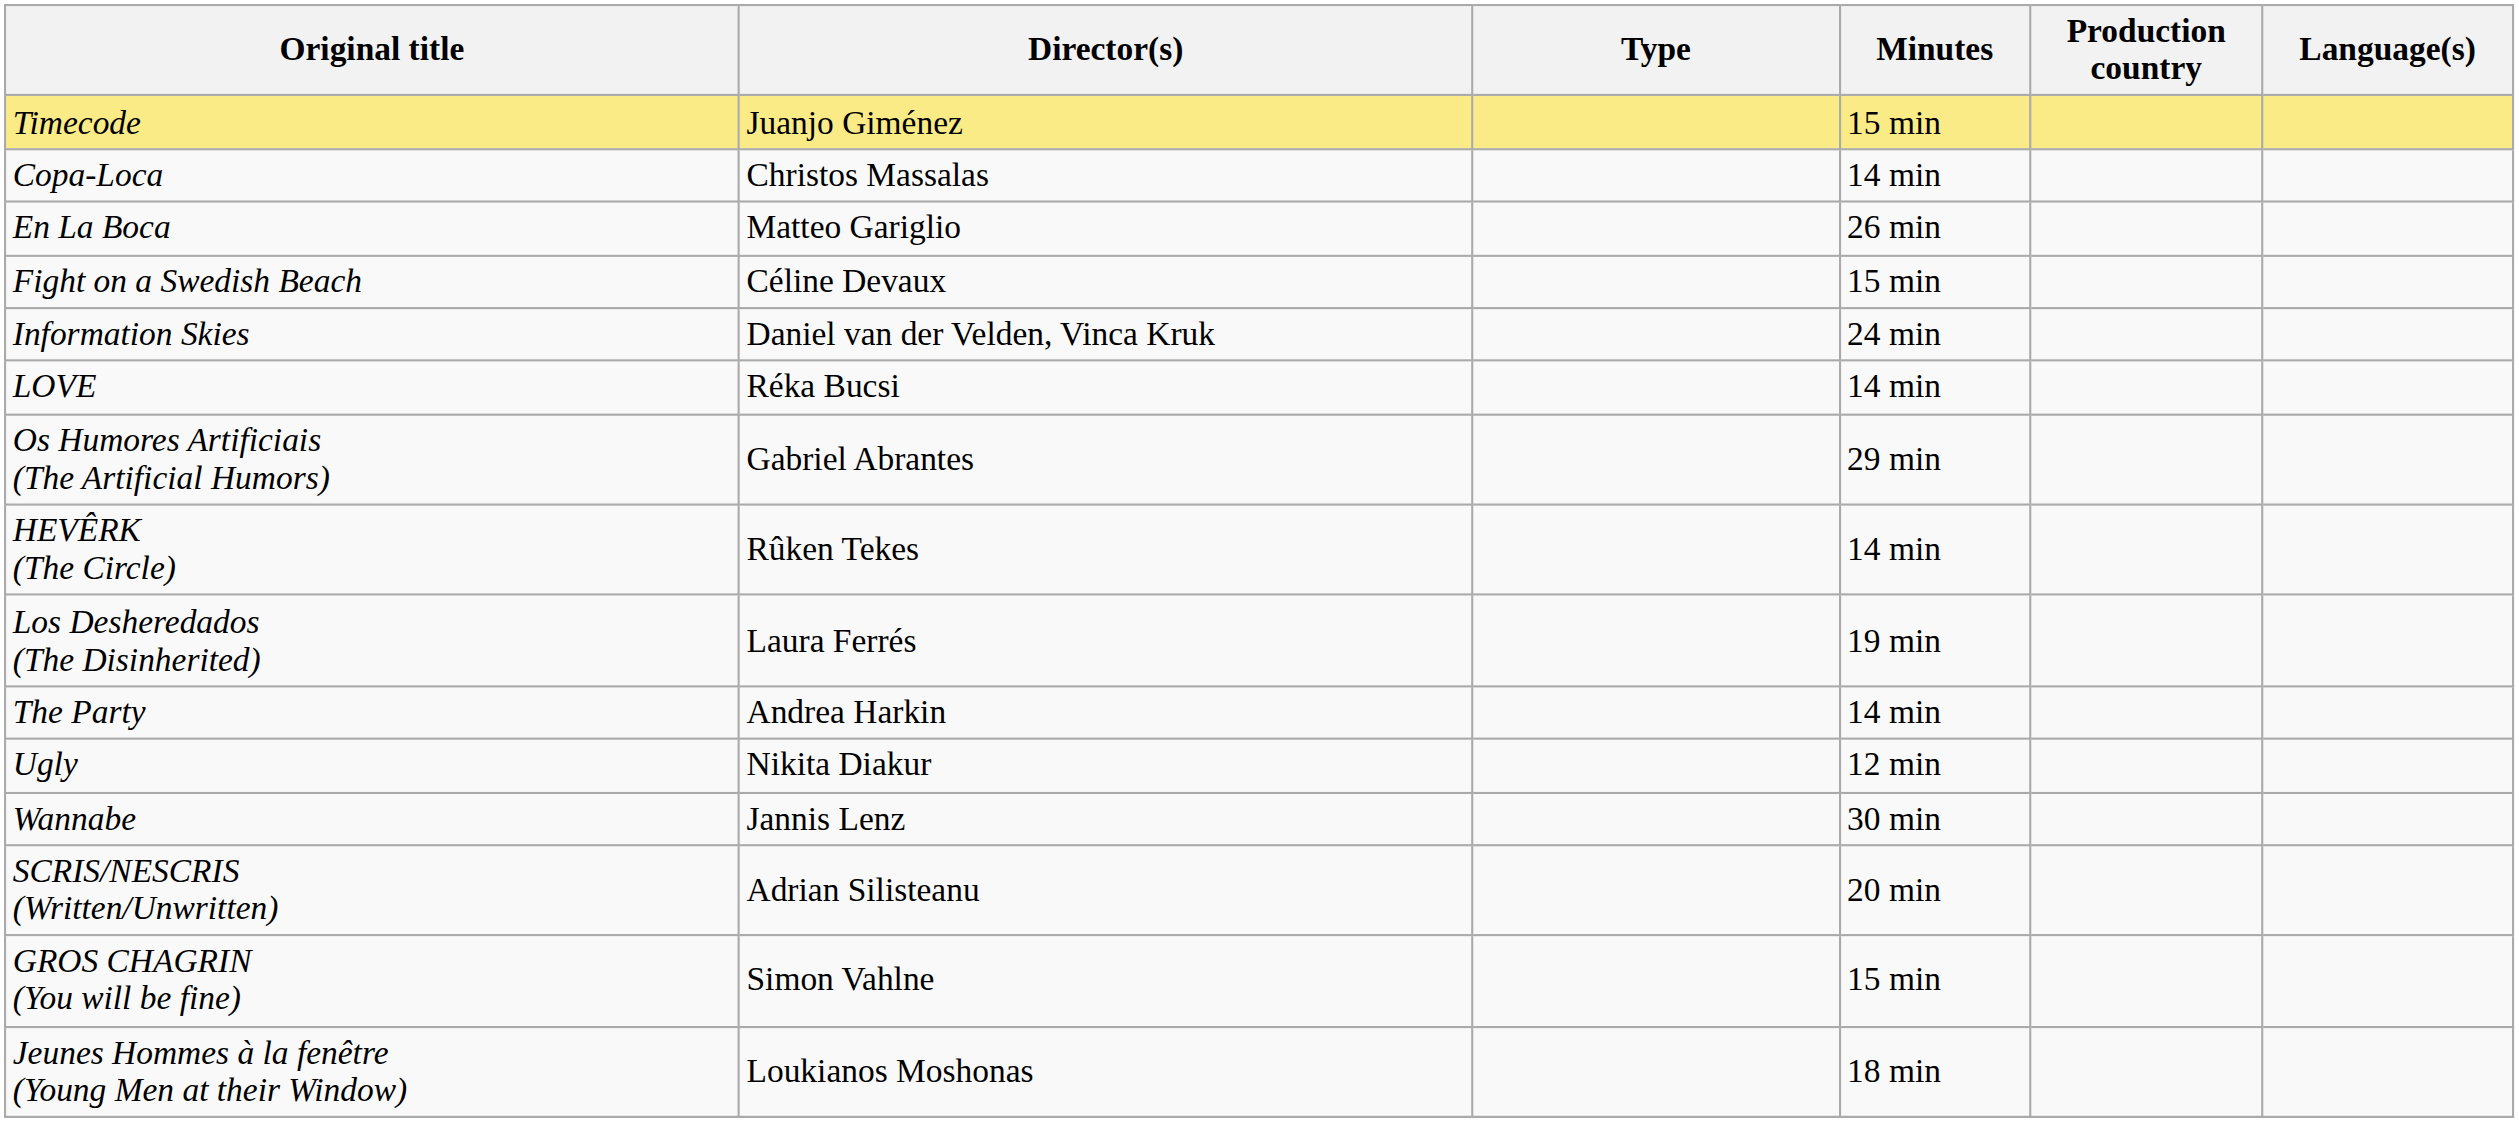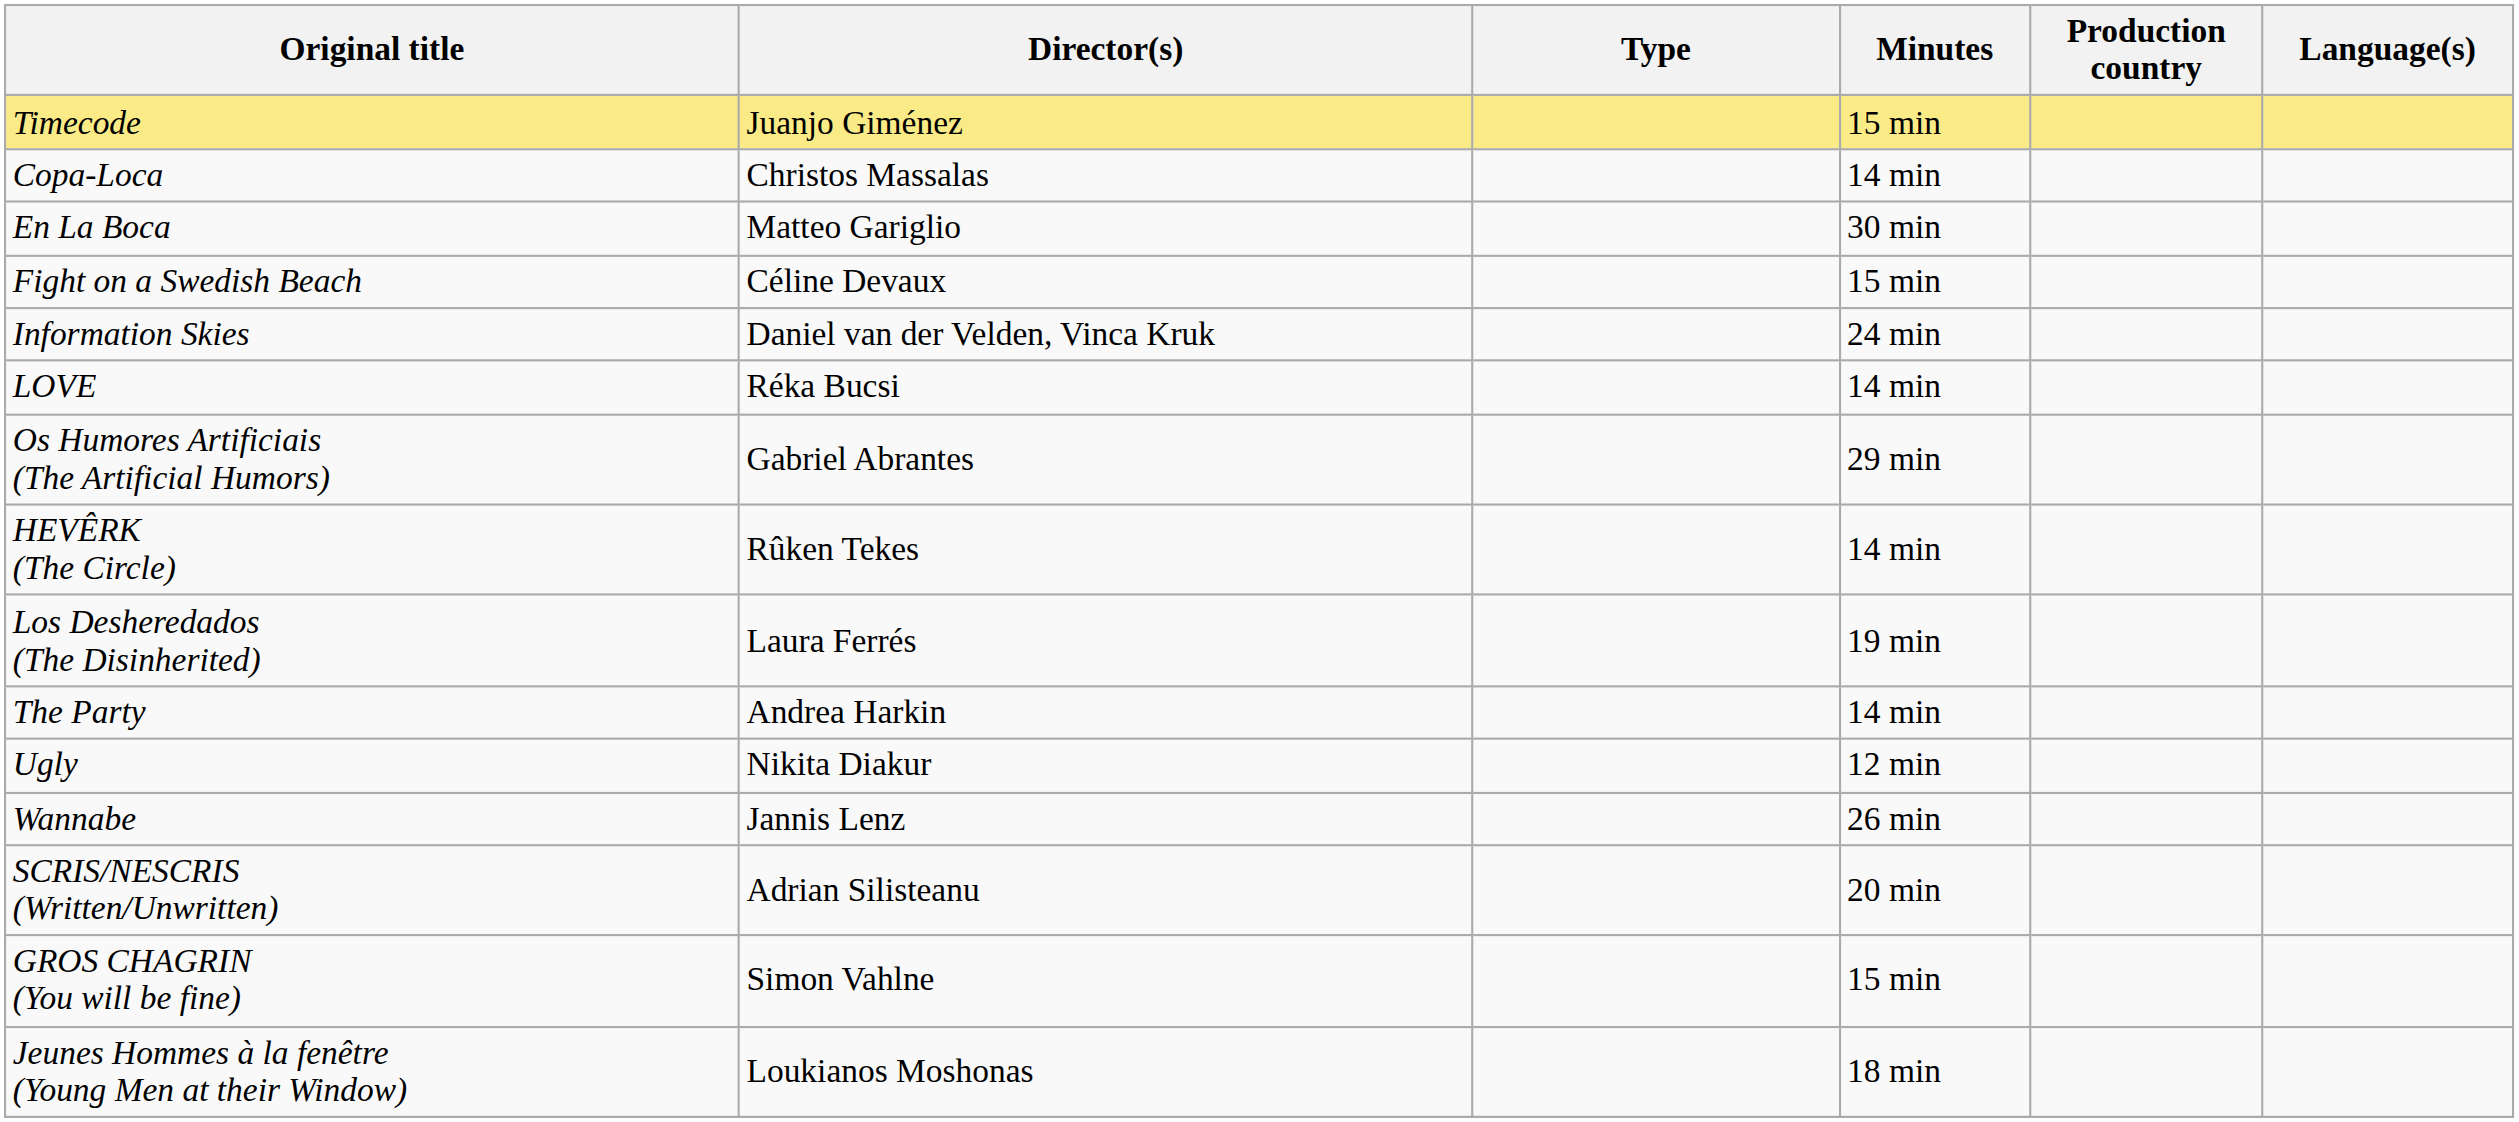(1894, 227) 26 min -> (1894, 227) 30 min
(1894, 817) 30 min -> (1894, 817) 26 min
